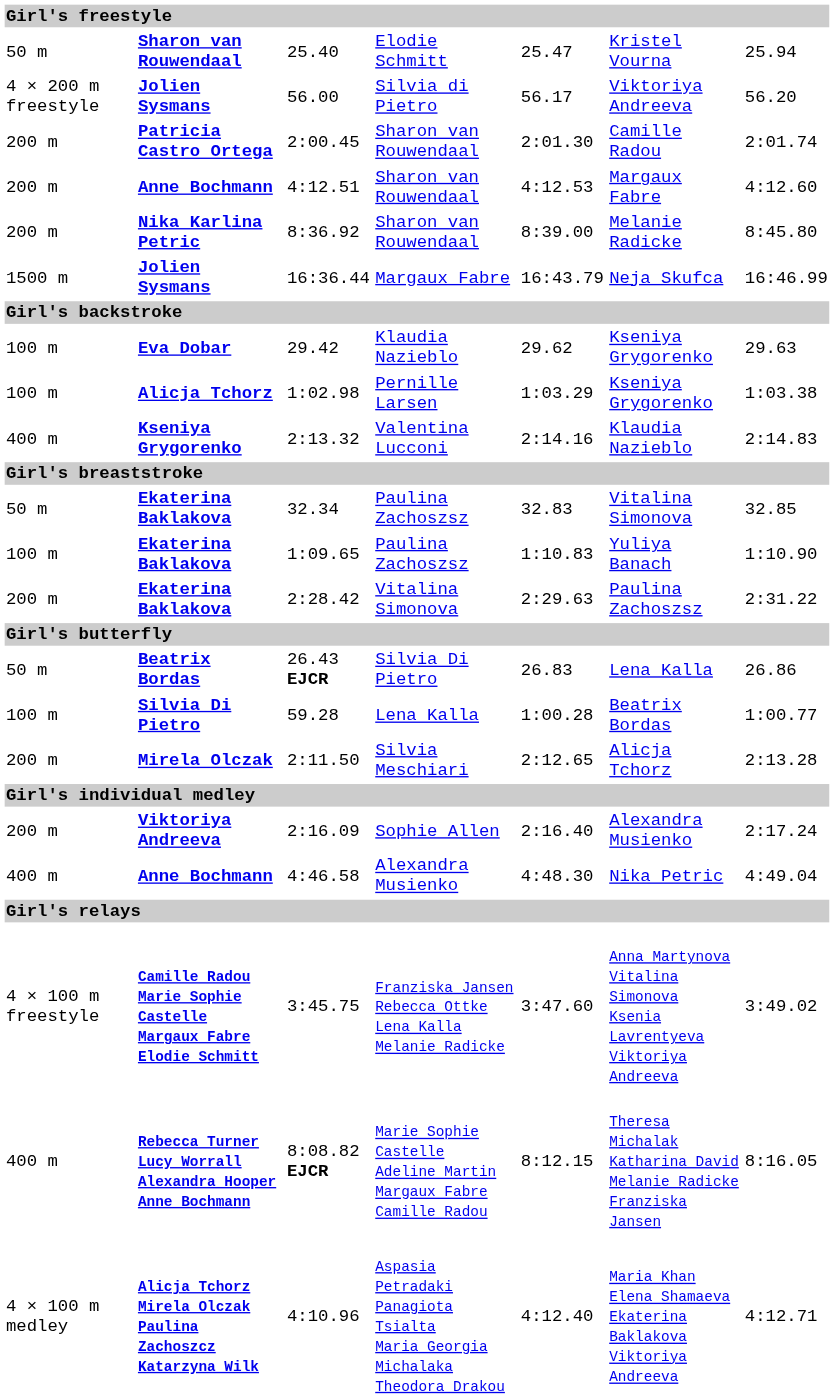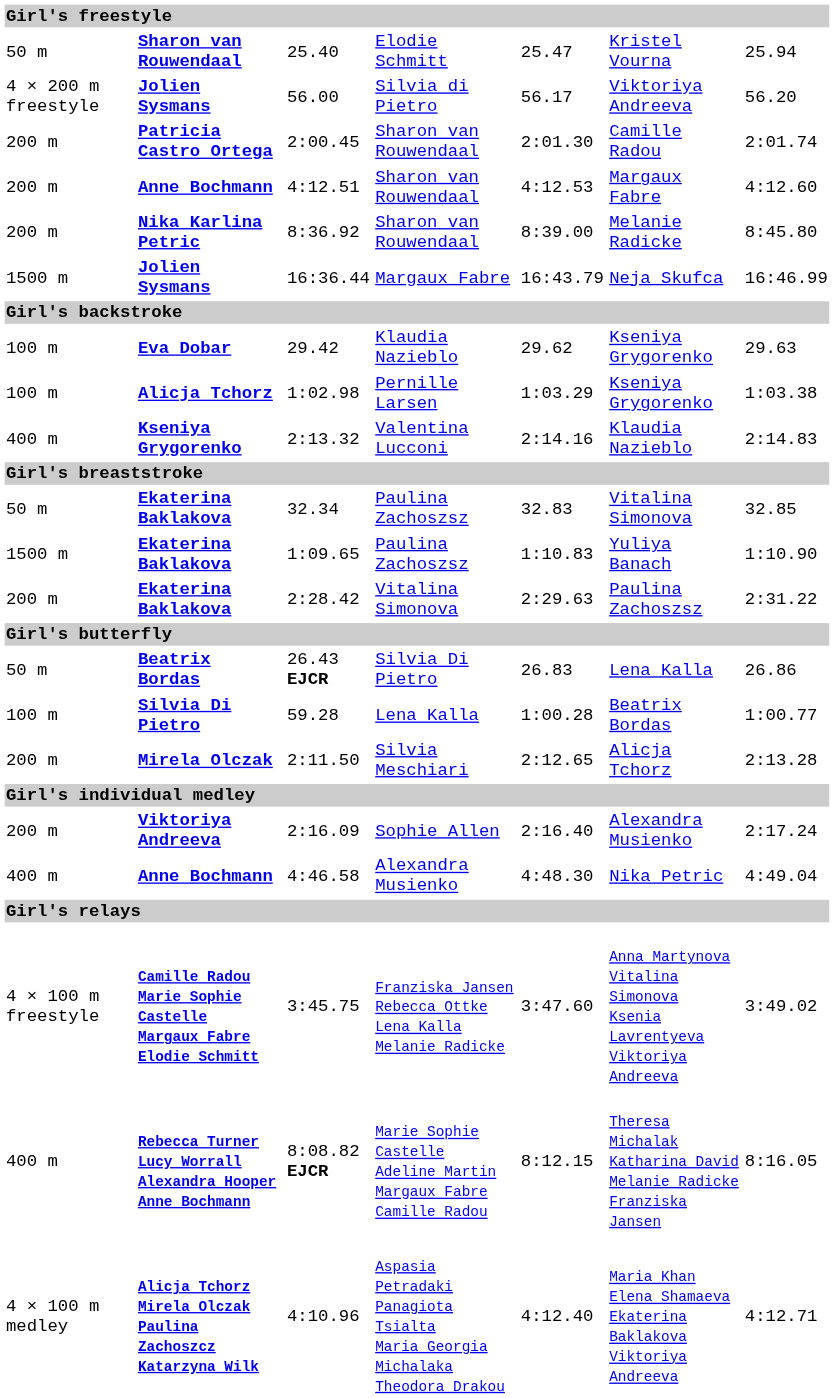(32, 554) 100 m -> (37, 554) 1500 m
